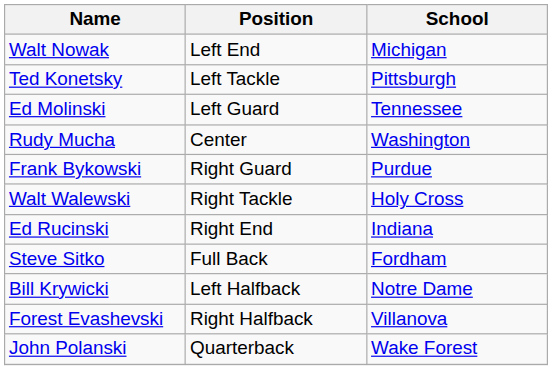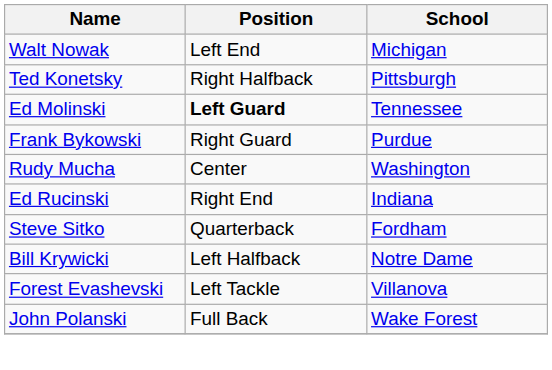(235, 79) Left Tackle -> (251, 79) Right Halfback
(235, 109) normal -> (238, 109) bold
rows swapped: (62, 139) <-> (75, 169)
- row: (70, 199)
(229, 259) Full Back -> (242, 229) Quarterback
(251, 318) Right Halfback -> (235, 288) Left Tackle
(242, 348) Quarterback -> (229, 318) Full Back
